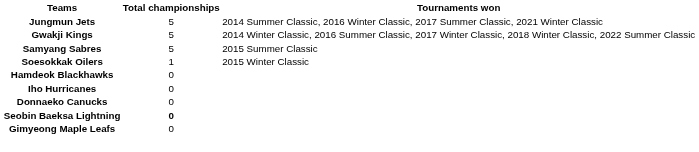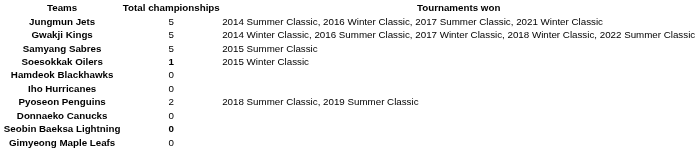(171, 62) normal -> (171, 62) bold
+ row: (62, 102)
